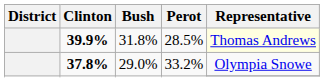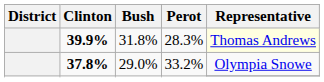(184, 40) 28.5% -> (184, 40) 28.3%
